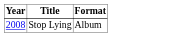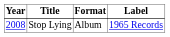+ column: (136, 11)
